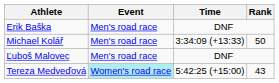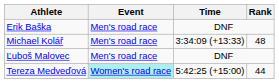(260, 42) 50 -> (260, 42) 48
(260, 71) 43 -> (260, 71) 44
